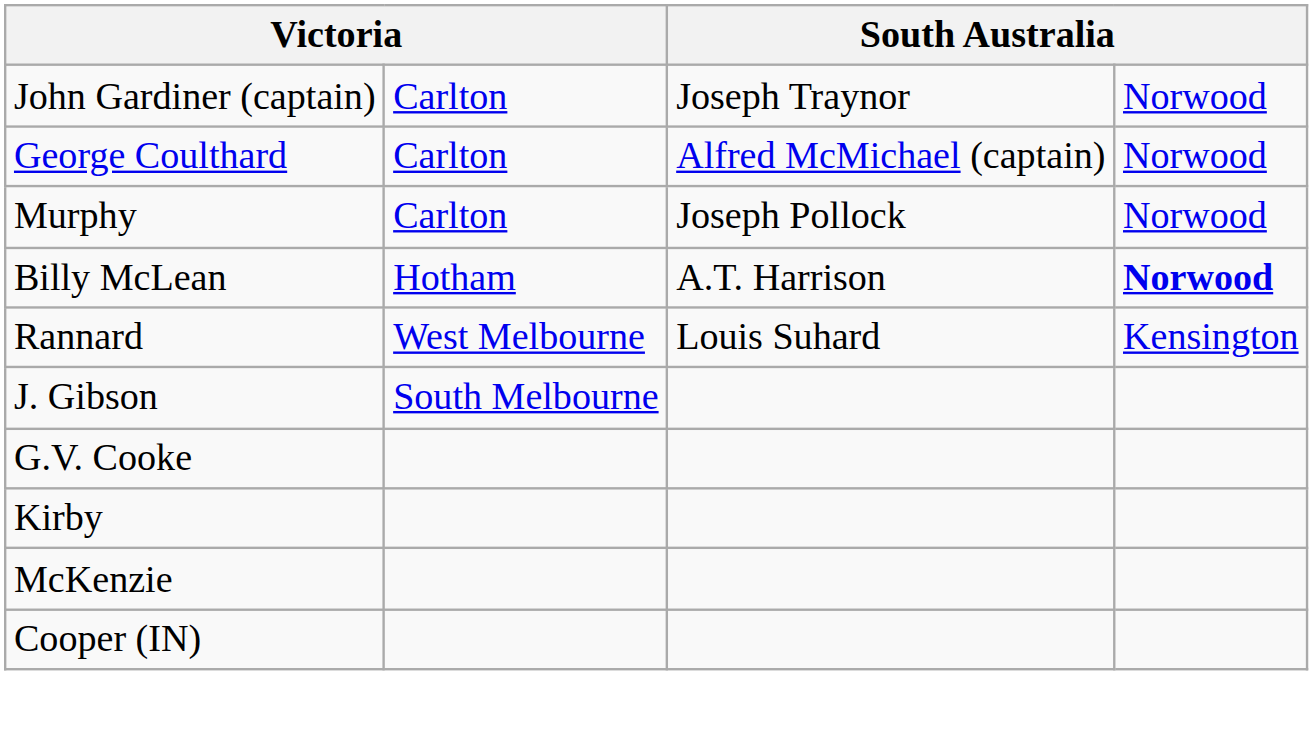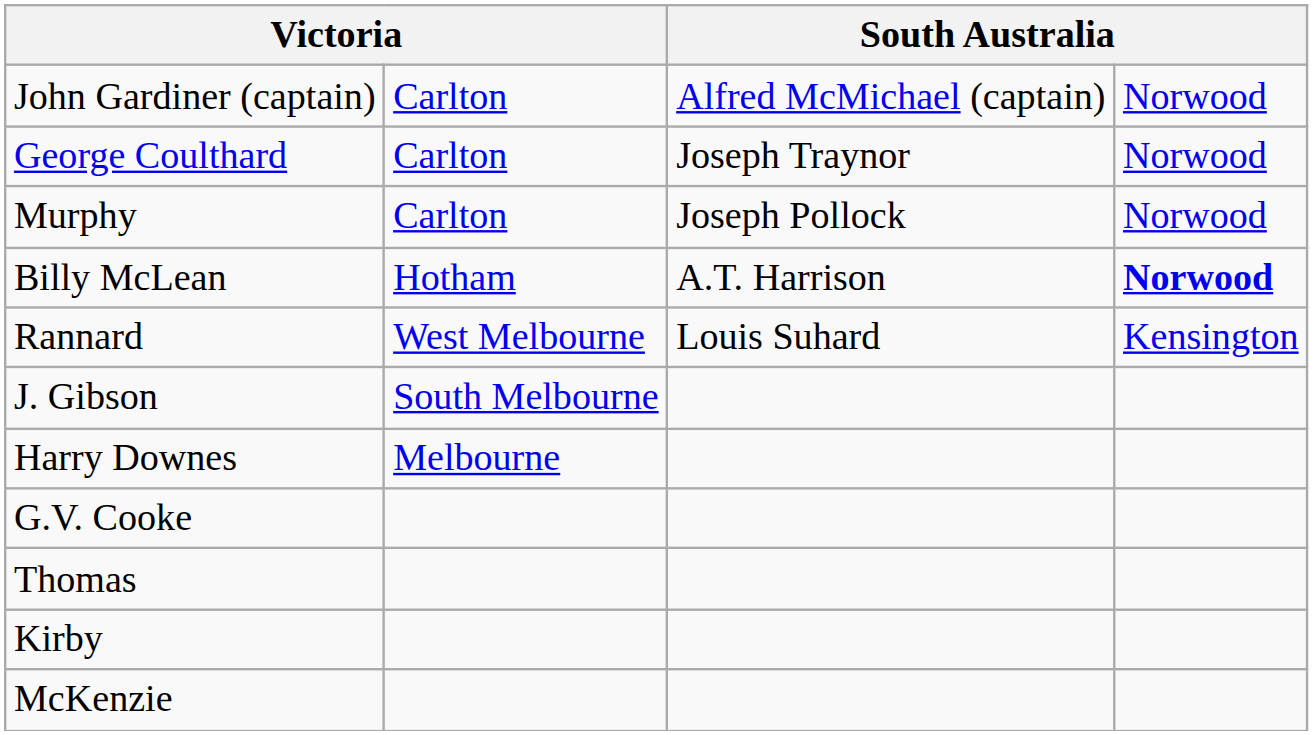(793, 95) Joseph Traynor -> (891, 95) Alfred McMichael (captain)
(891, 155) Alfred McMichael (captain) -> (793, 155) Joseph Traynor
+ row: (126, 457)
+ row: (75, 578)
- row: (108, 638)
